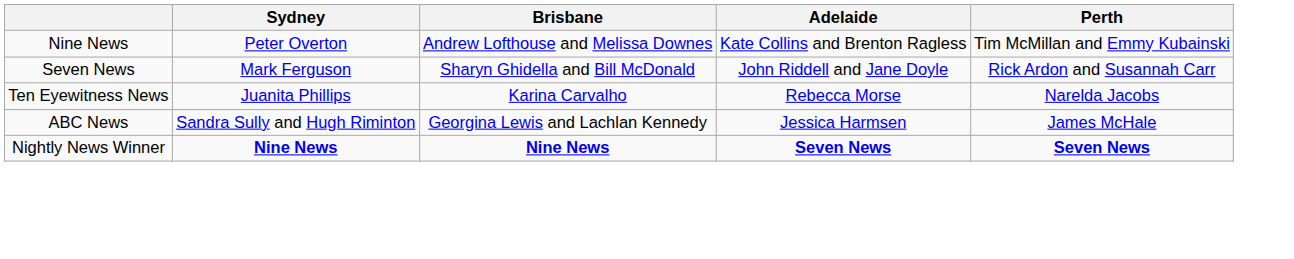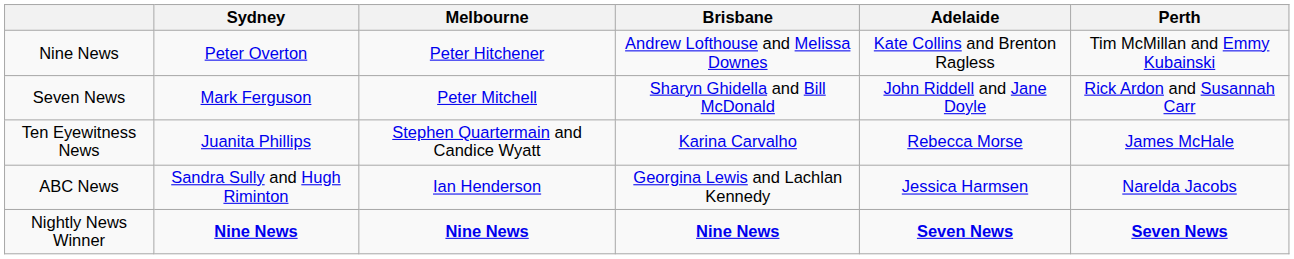+ column: (487, 17)
(1102, 95) Narelda Jacobs -> (1180, 142) James McHale
(1102, 122) James McHale -> (1180, 187) Narelda Jacobs
